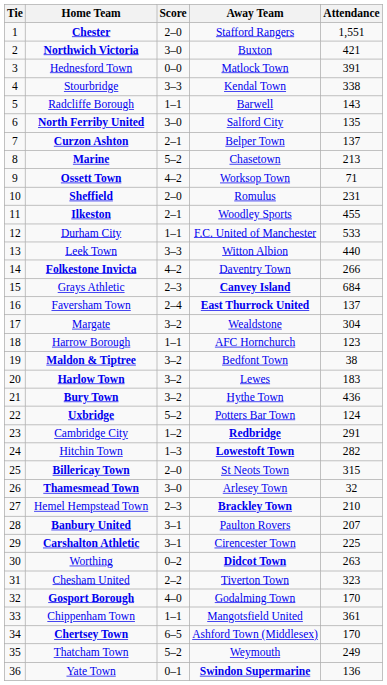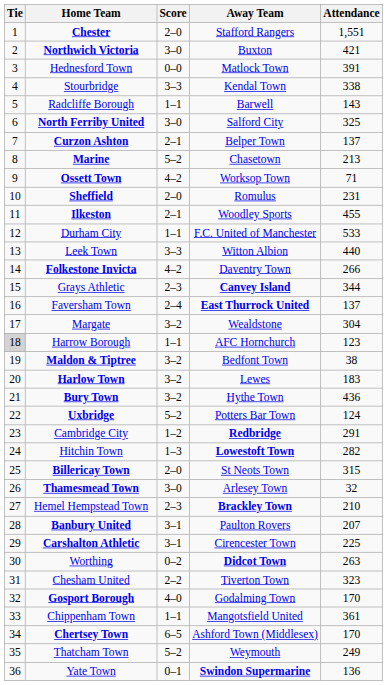(352, 123) 135 -> (352, 123) 325
(352, 287) 684 -> (352, 287) 344
(15, 342) no background -> (15, 342) lightgrey background
